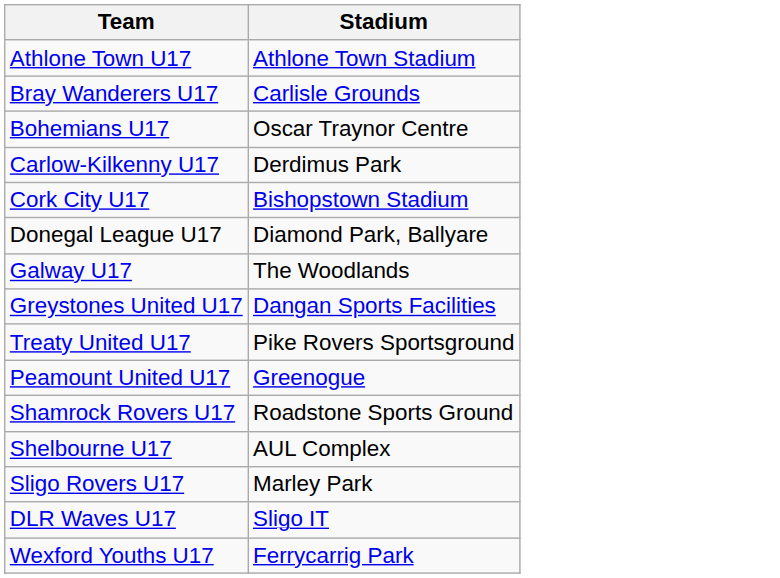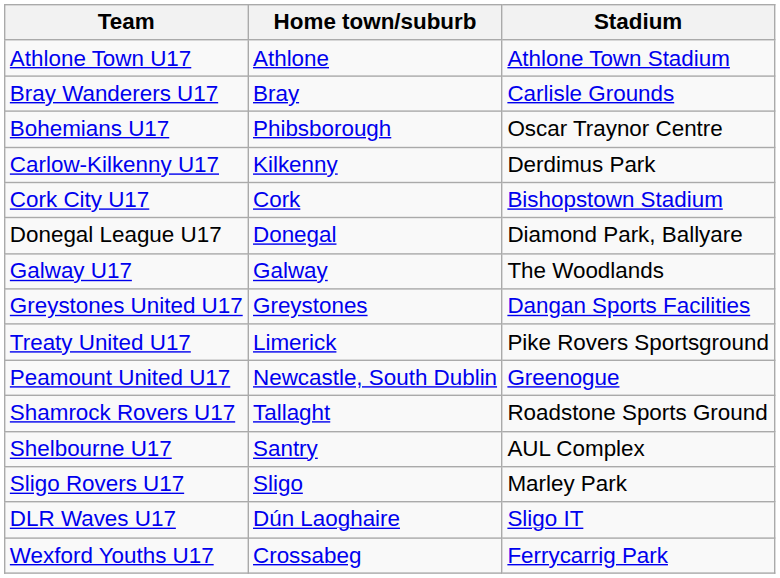+ column: (375, 22)
